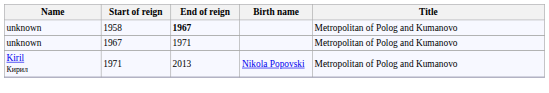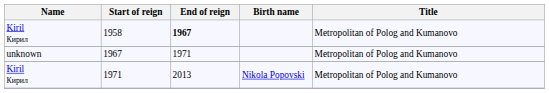(24, 28) unknown -> (17, 33) Kiril Кирил
